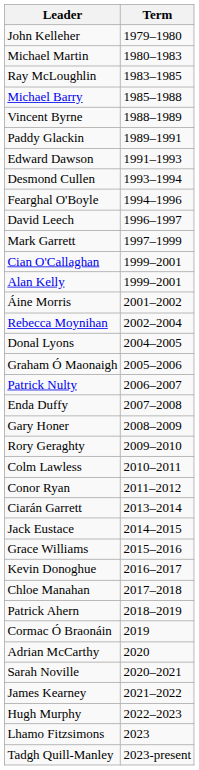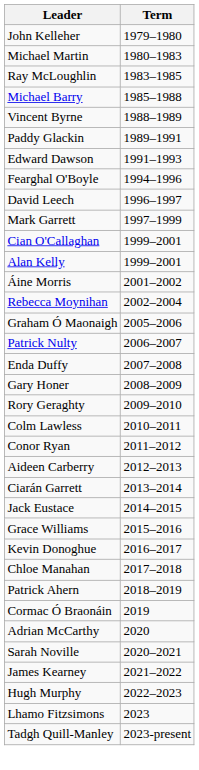- row: (51, 179)
- row: (41, 343)
+ row: (51, 466)
